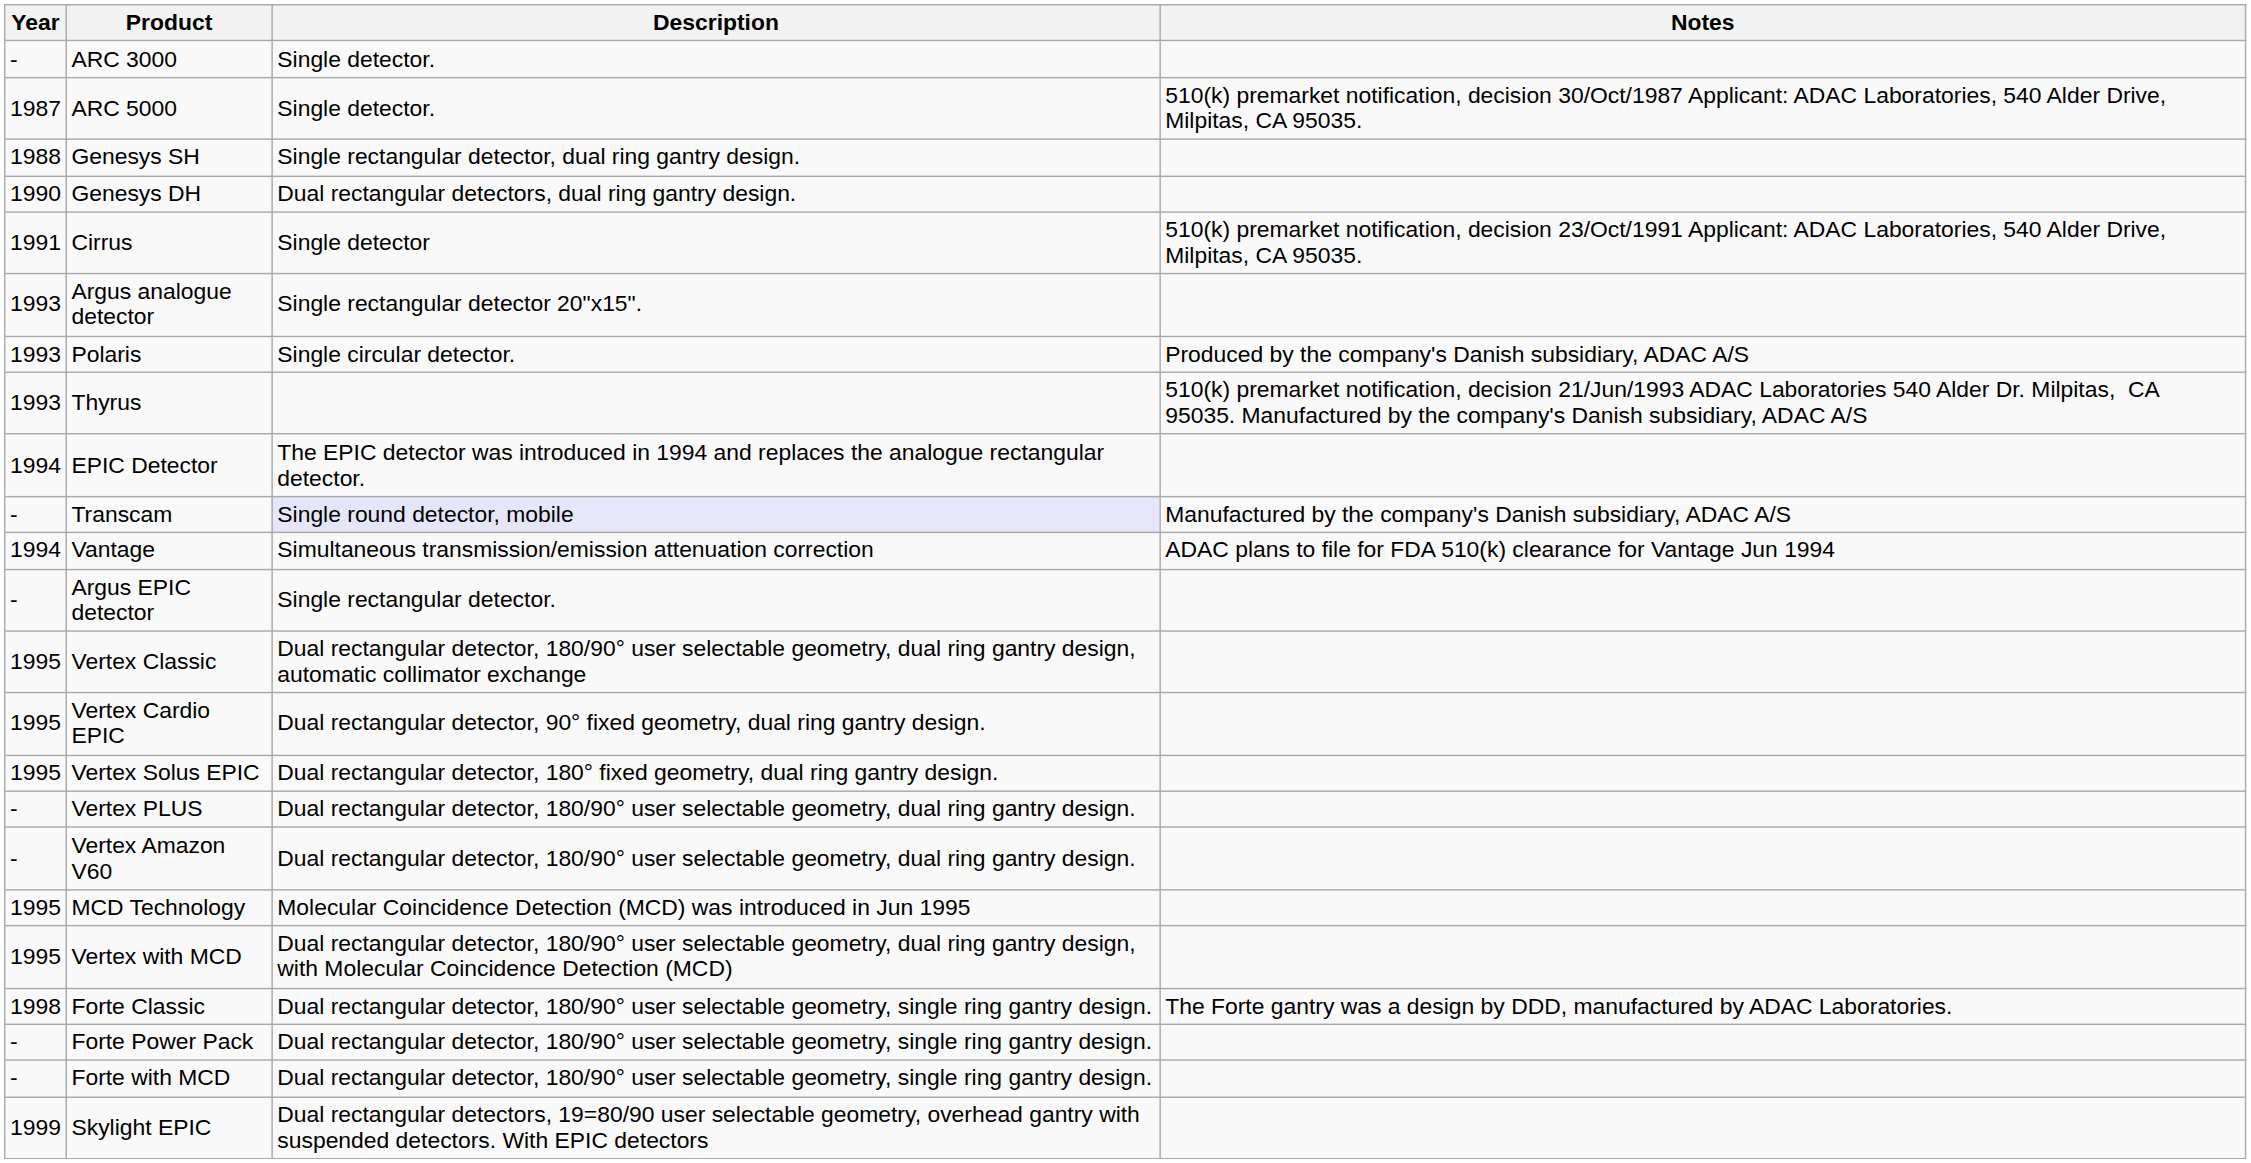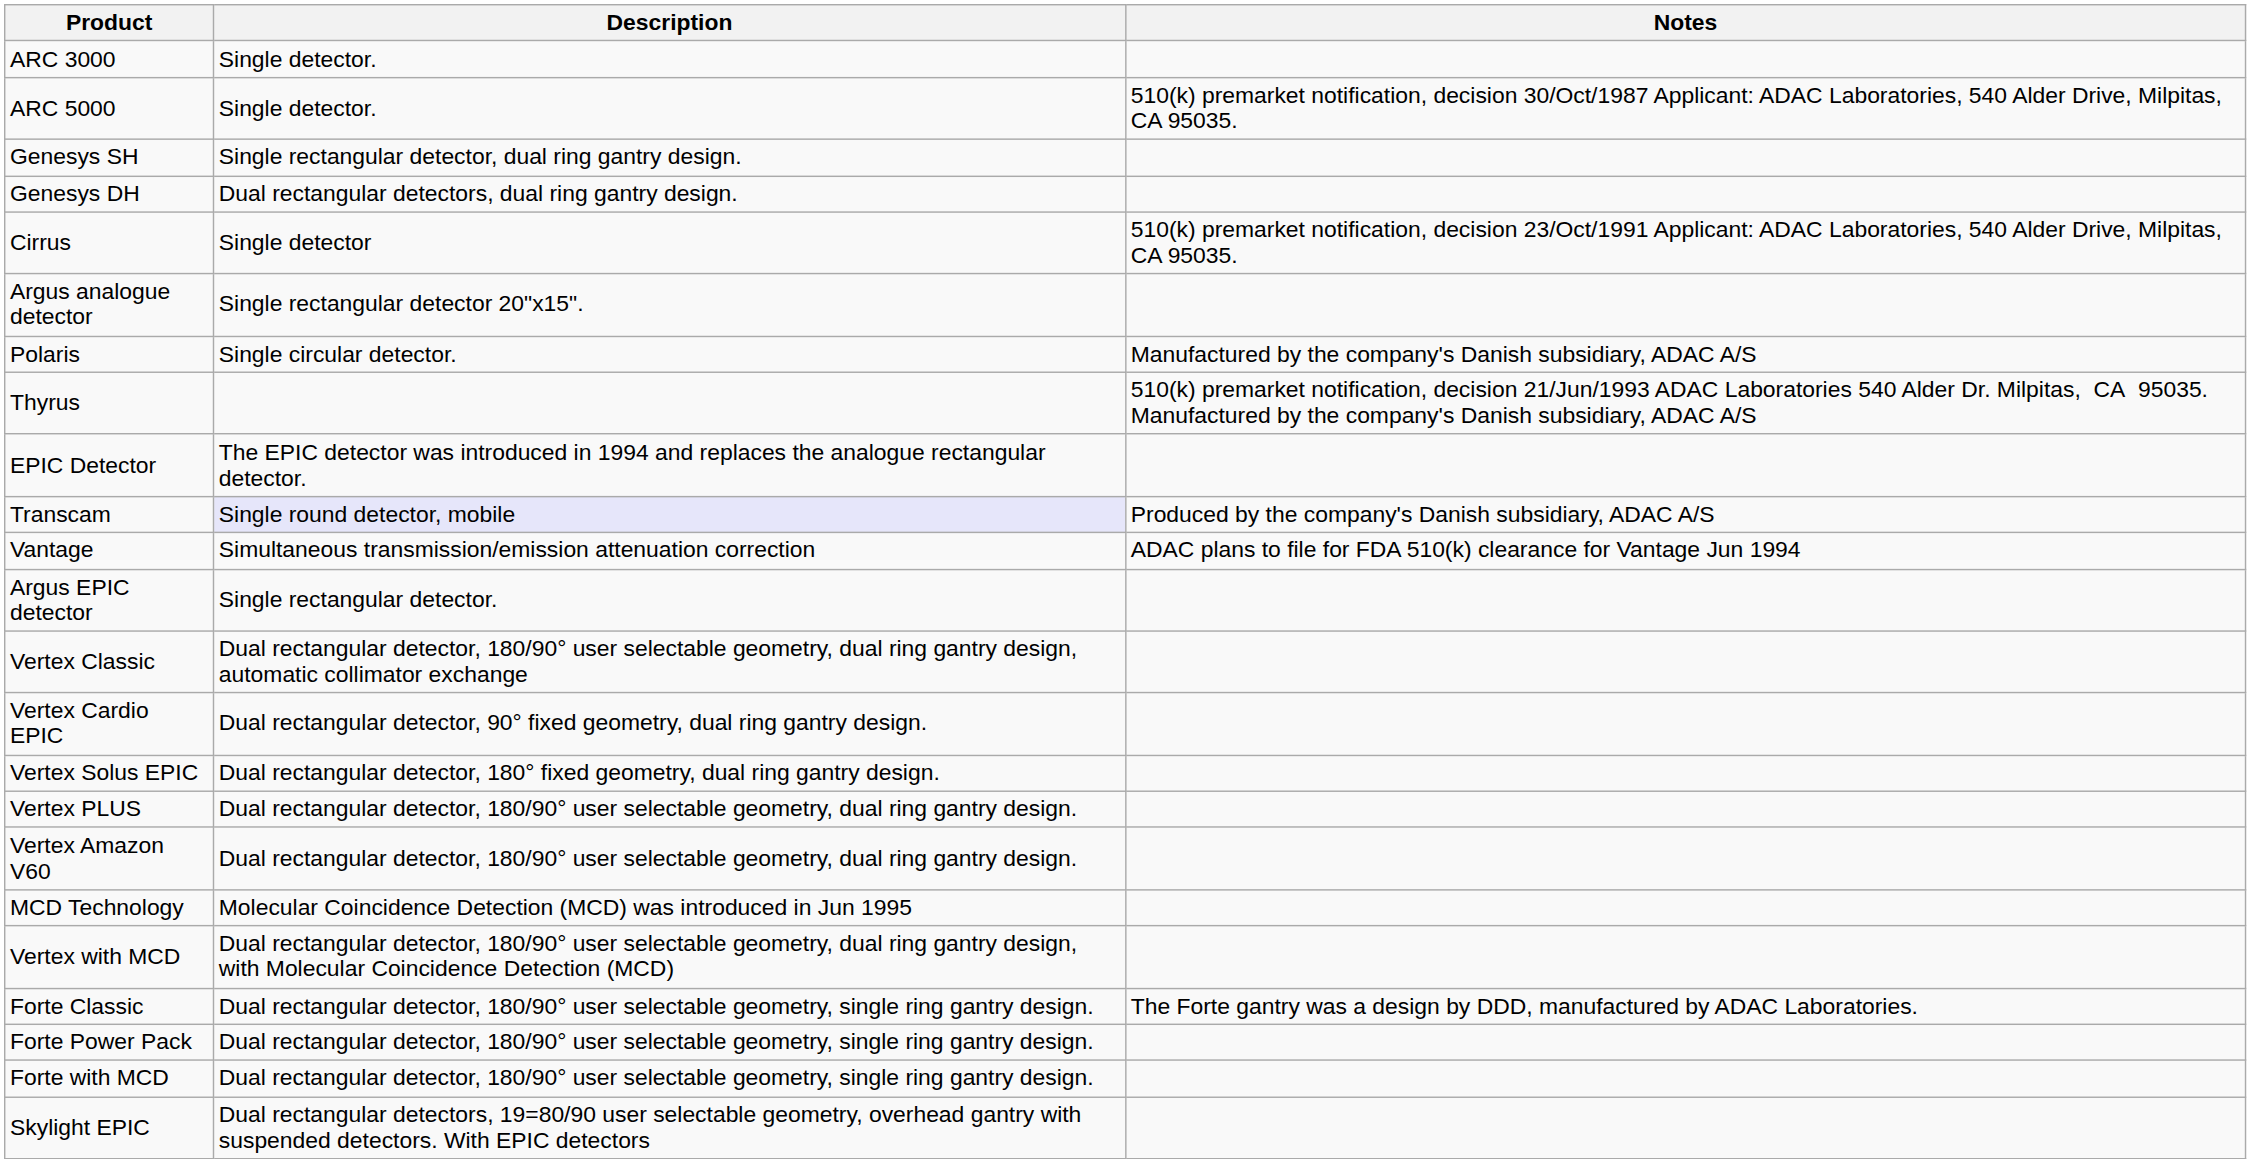- column: (35, 22)
(1457, 353) Produced by the company's Danish subsidiary, ADAC A/S -> (1444, 353) Manufactured by the company's Danish subsidiary, ADAC A/S
(1478, 514) Manufactured by the company's Danish subsidiary, ADAC A/S -> (1423, 514) Produced by the company's Danish subsidiary, ADAC A/S
